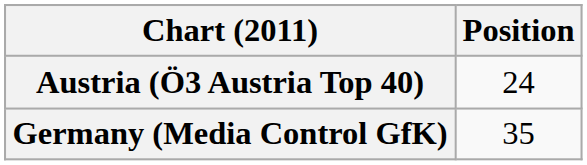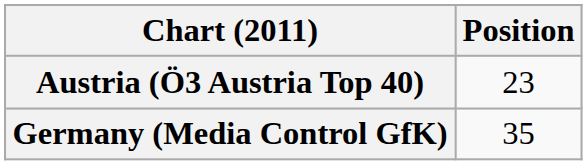(519, 81) 24 -> (519, 81) 23
